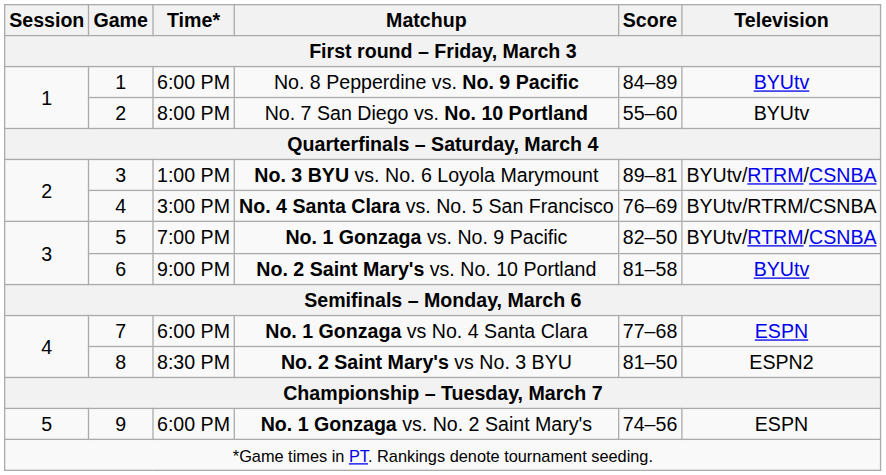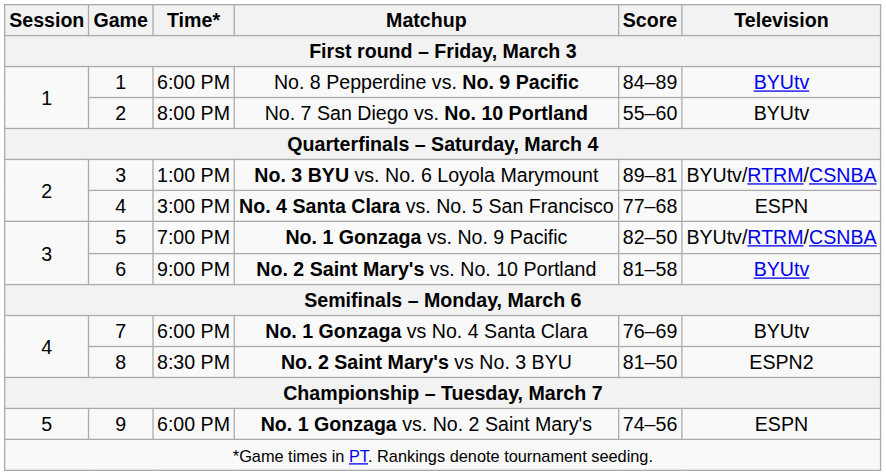(650, 207) 76–69 -> (650, 207) 77–68
(781, 207) BYUtv/RTRM/CSNBA -> (781, 207) ESPN
(650, 331) 77–68 -> (650, 331) 76–69
(781, 331) ESPN -> (781, 331) BYUtv
